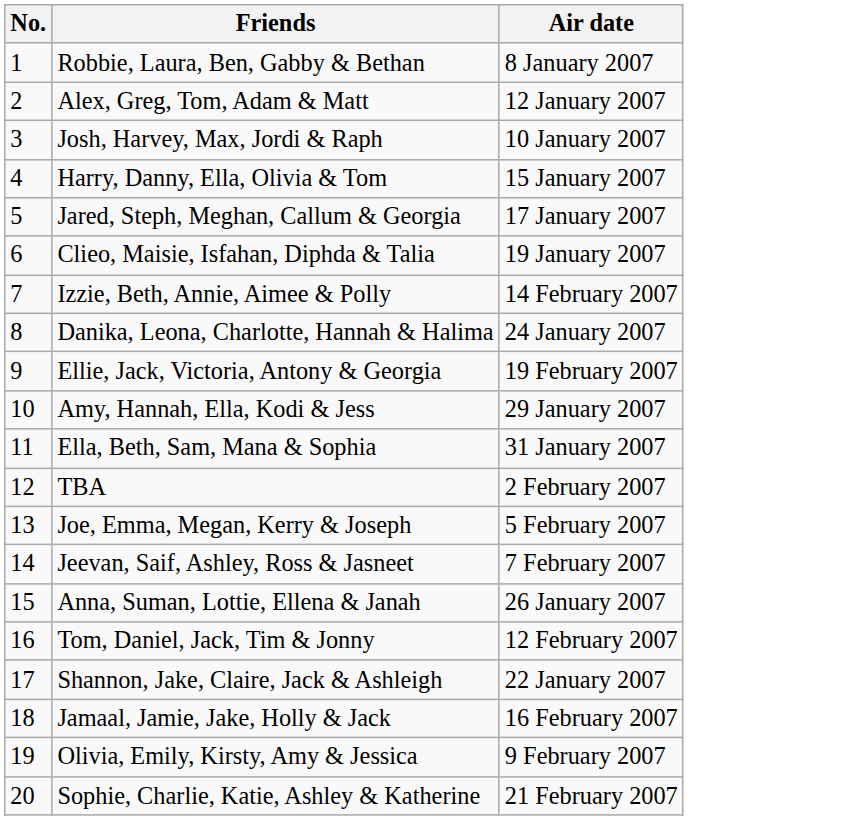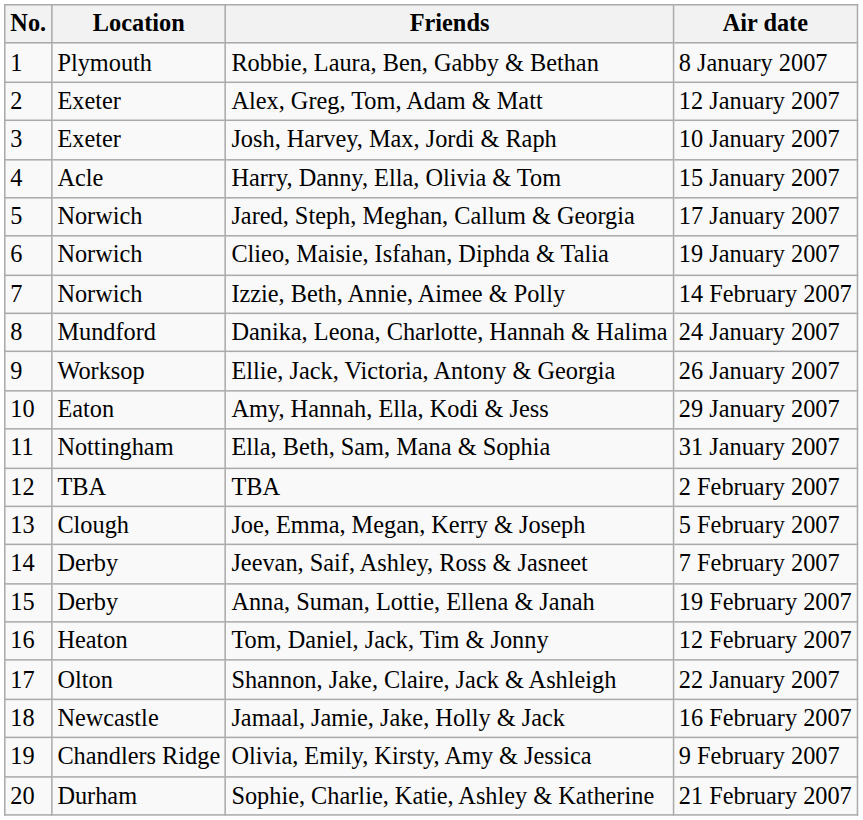+ column: (139, 23)
(591, 370) 19 February 2007 -> (759, 370) 26 January 2007
(585, 602) 26 January 2007 -> (765, 602) 19 February 2007
